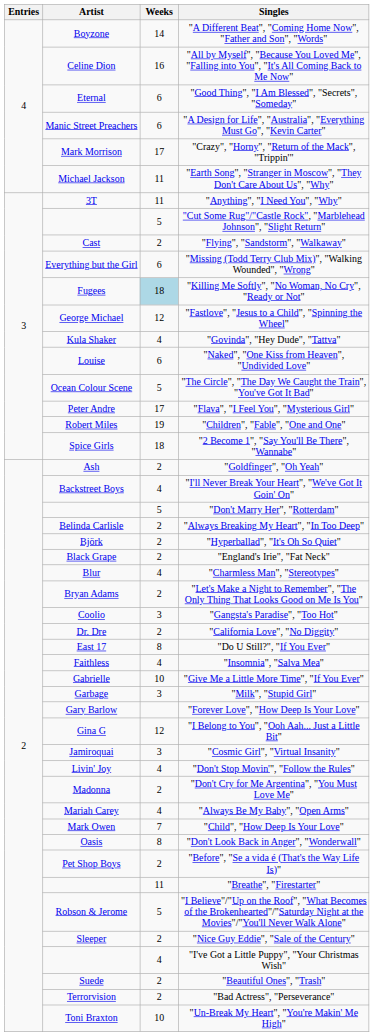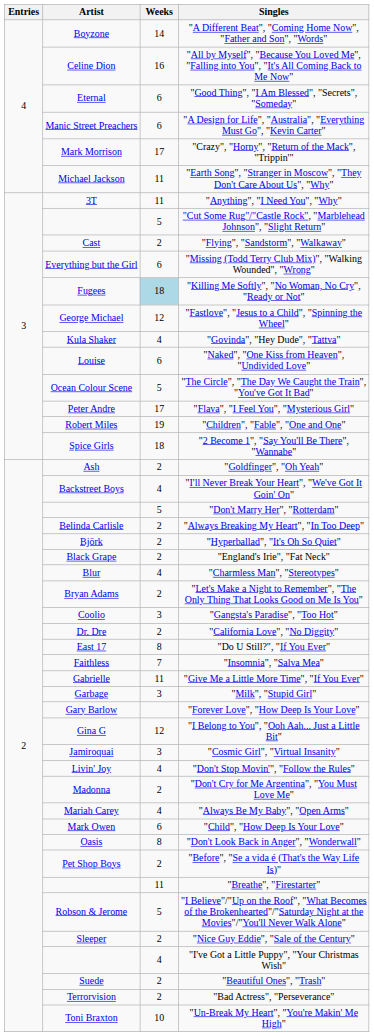(159, 662) 4 -> (159, 662) 7
(159, 678) 10 -> (159, 678) 11
(159, 826) 7 -> (159, 826) 6
